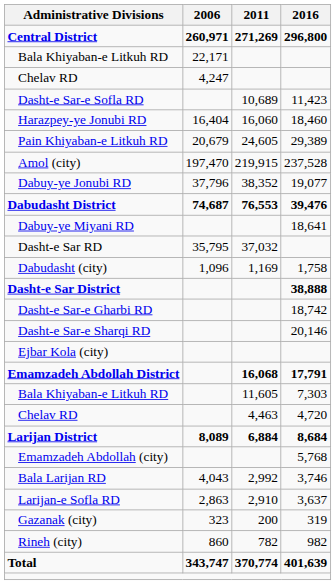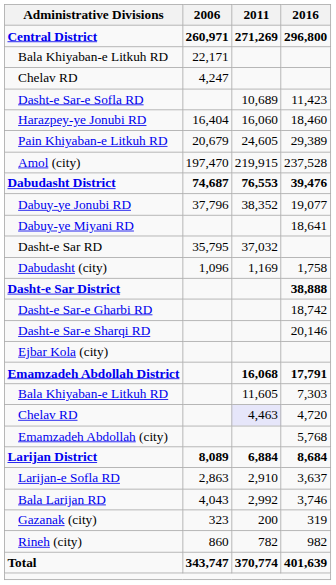rows swapped: (62, 204) <-> (75, 183)
(263, 415) no background -> (263, 415) lavender background
rows swapped: (93, 457) <-> (52, 436)
rows swapped: (62, 478) <-> (69, 499)
